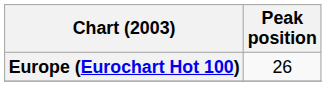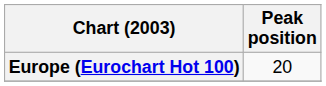(282, 66) 26 -> (282, 66) 20
